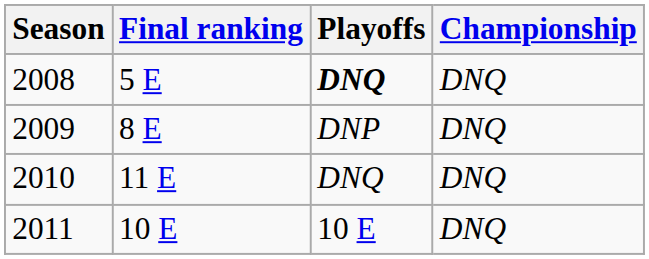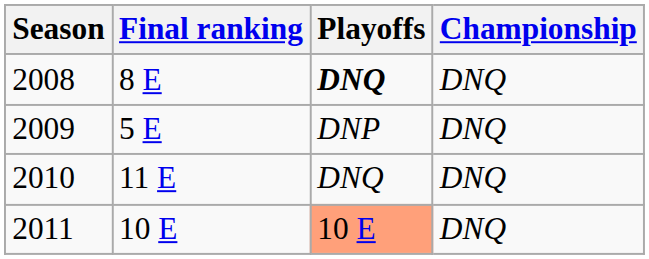(140, 79) 5 E -> (140, 79) 8 E
(140, 128) 8 E -> (140, 128) 5 E
(347, 228) no background -> (347, 228) lightsalmon background
